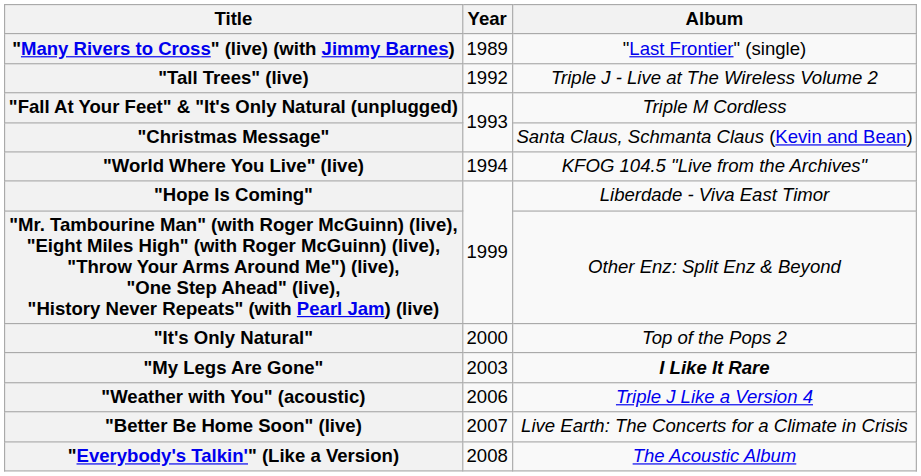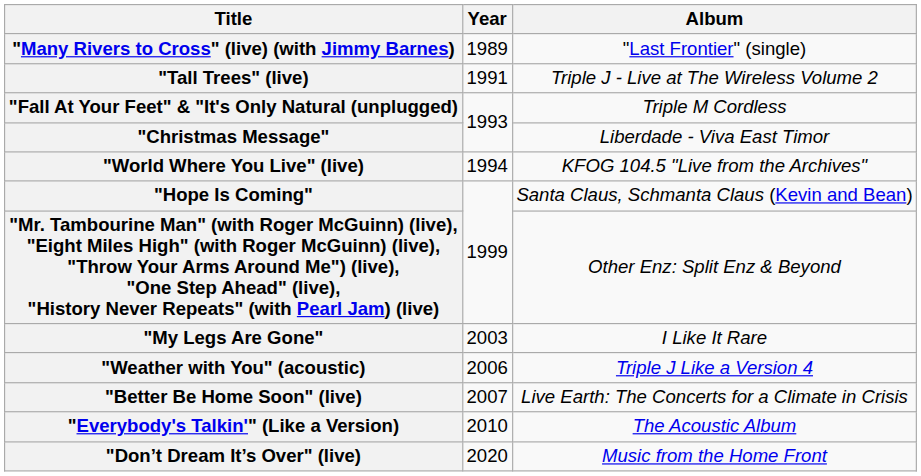(487, 78) 1992 -> (487, 78) 1991
(714, 136) Santa Claus, Schmanta Claus (Kevin and Bean) -> (714, 136) Liberdade - Viva East Timor
(714, 195) Liberdade - Viva East Timor -> (714, 195) Santa Claus, Schmanta Claus (Kevin and Bean)
- row: (233, 338)
(714, 367) bold -> (714, 338) normal
(487, 455) 2008 -> (487, 426) 2010
+ row: (233, 455)
